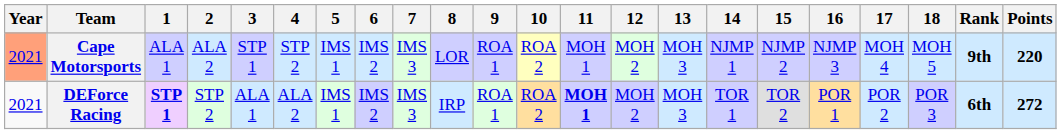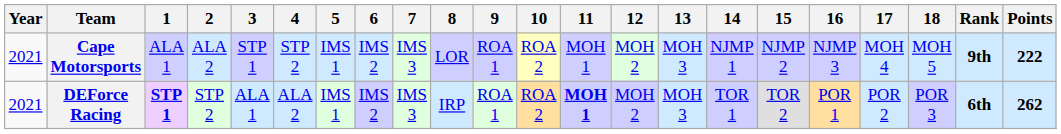(26, 56) lightsalmon background -> (26, 56) no background
(1030, 56) 220 -> (1030, 56) 222
(1030, 105) 272 -> (1030, 105) 262
